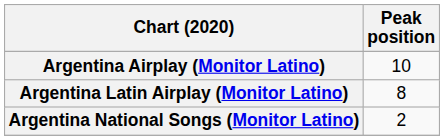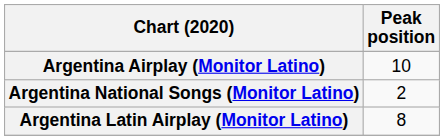rows swapped: (184, 93) <-> (184, 120)
